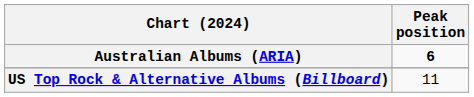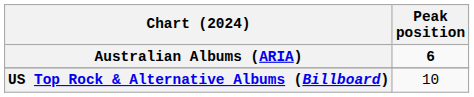(431, 80) 11 -> (431, 80) 10
